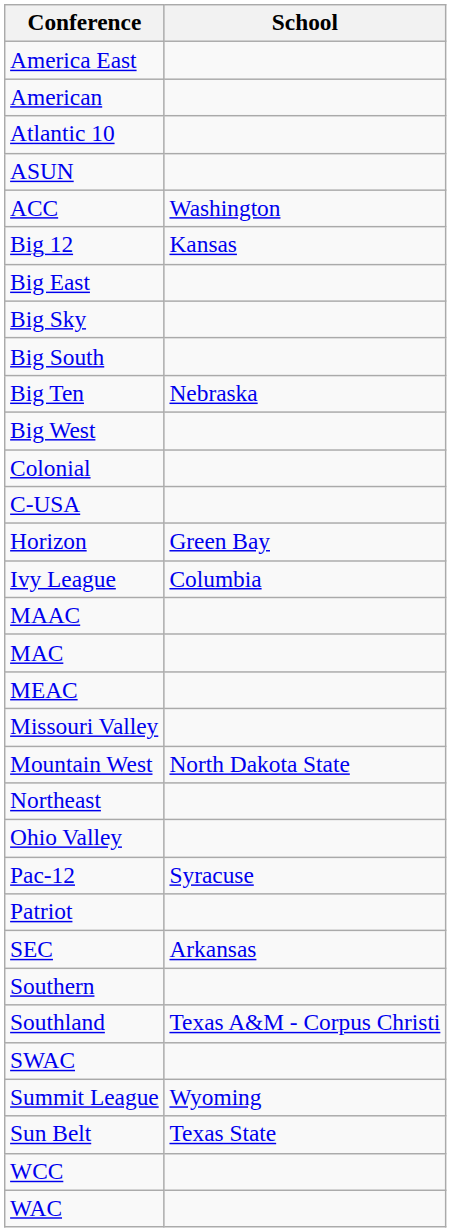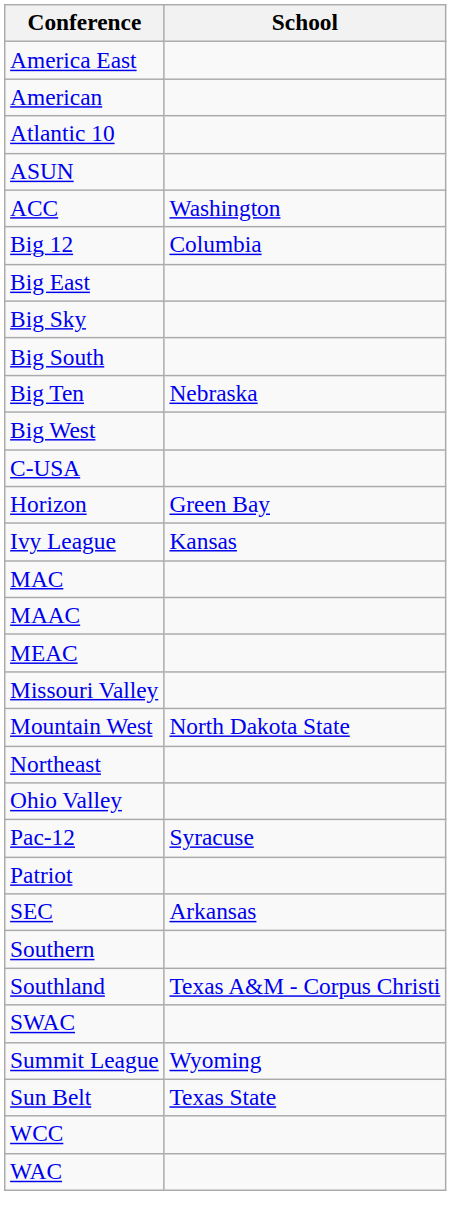(203, 245) Kansas -> (216, 245) Columbia
- row: (50, 467)
(216, 578) Columbia -> (203, 541) Kansas
rows swapped: (45, 615) <-> (37, 652)
